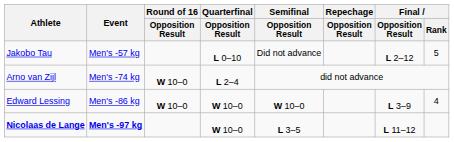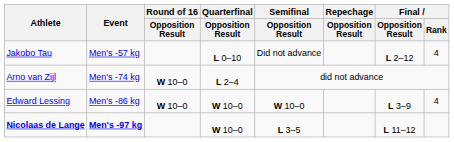(436, 53) 5 -> (436, 53) 4
